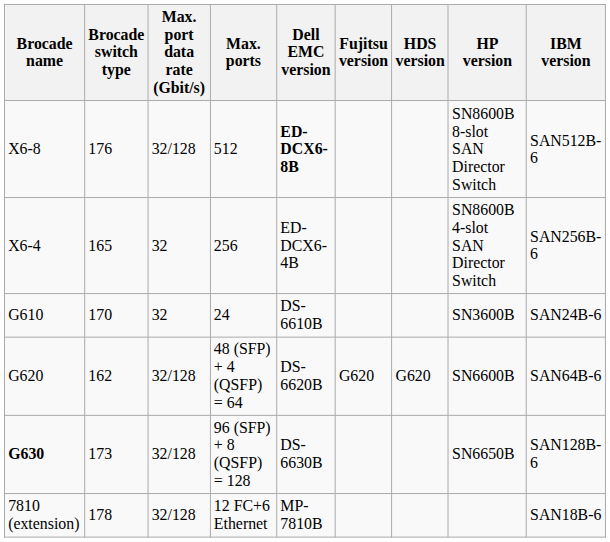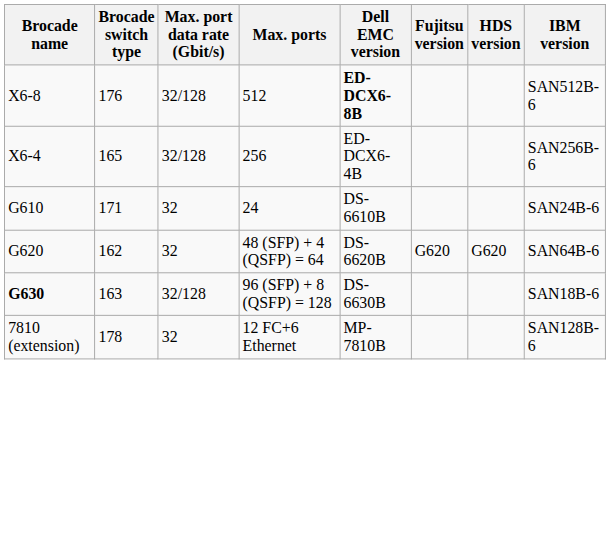- column: (487, 52)
(160, 245) 32 -> (184, 156) 32/128
(100, 315) 170 -> (110, 208) 171
(174, 375) 32/128 -> (170, 251) 32
(100, 454) 173 -> (110, 294) 163
(566, 454) SAN128B-6 -> (563, 294) SAN18B-6
(174, 515) 32/128 -> (170, 337) 32
(566, 515) SAN18B-6 -> (563, 337) SAN128B-6
